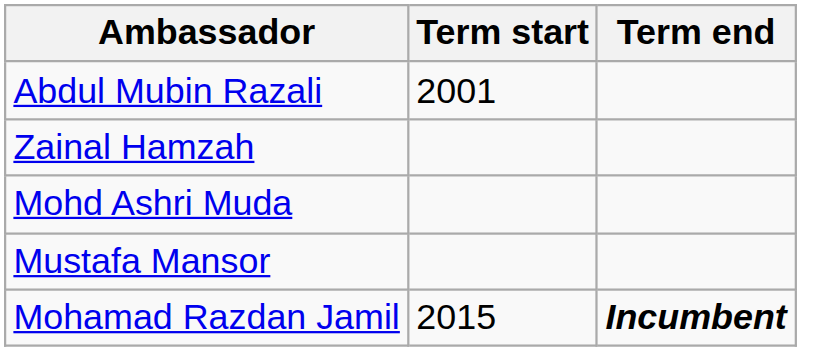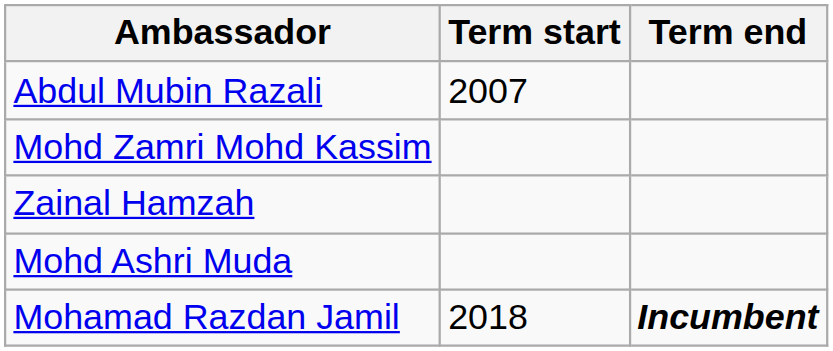(456, 89) 2001 -> (488, 89) 2007
+ row: (223, 146)
- row: (142, 260)
(456, 317) 2015 -> (488, 317) 2018
